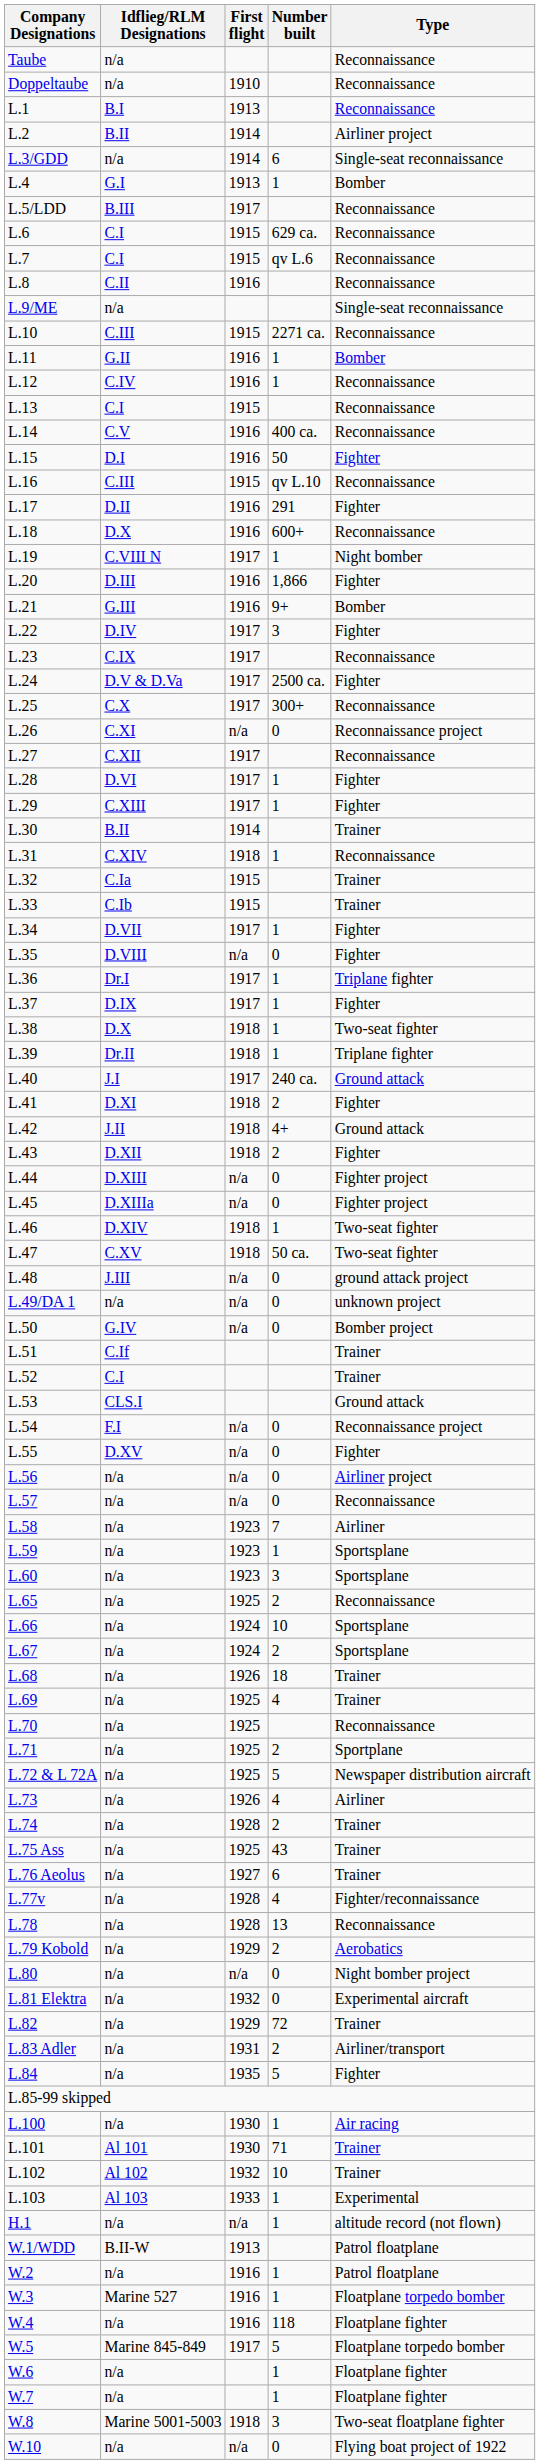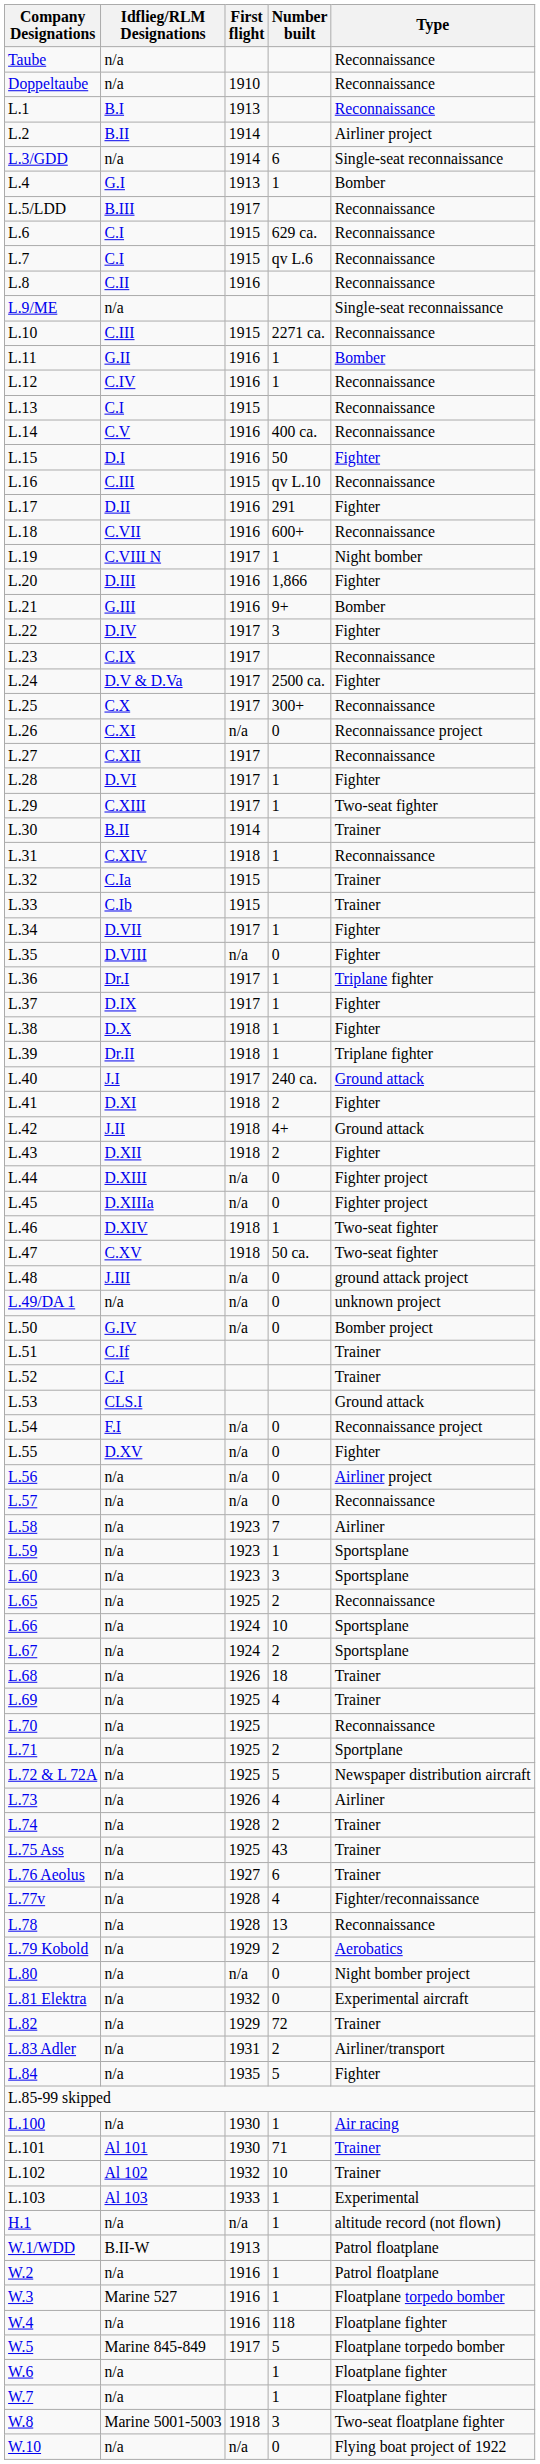(118, 531) D.X -> (123, 531) C.VII
(357, 805) Fighter -> (386, 805) Two-seat fighter
(386, 1029) Two-seat fighter -> (357, 1029) Fighter
